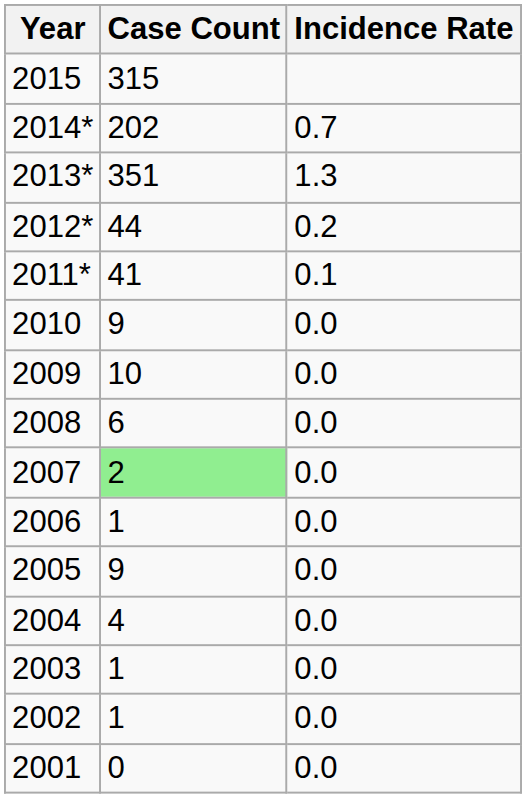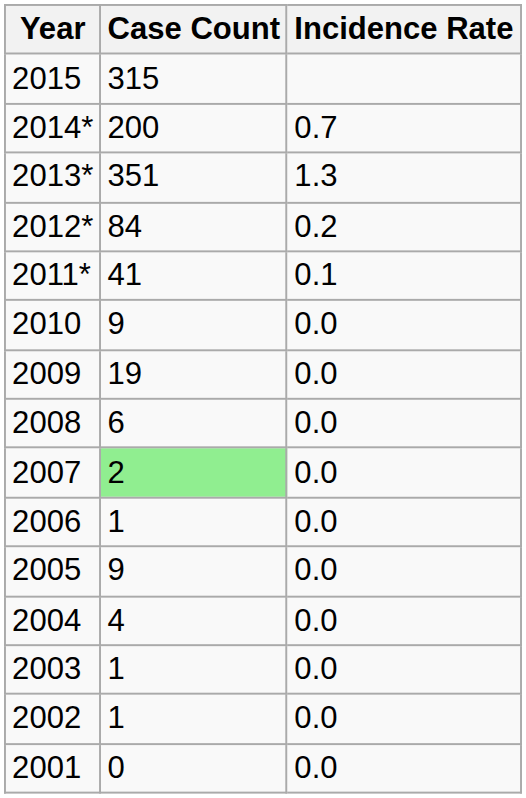(133, 127) 202 -> (133, 127) 200
(125, 226) 44 -> (125, 226) 84
(125, 373) 10 -> (125, 373) 19
